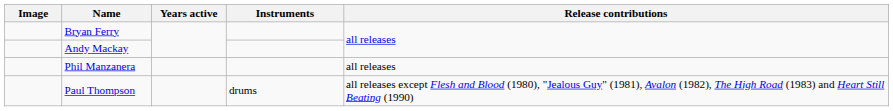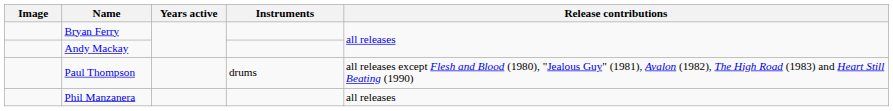rows swapped: (100, 90) <-> (100, 66)
